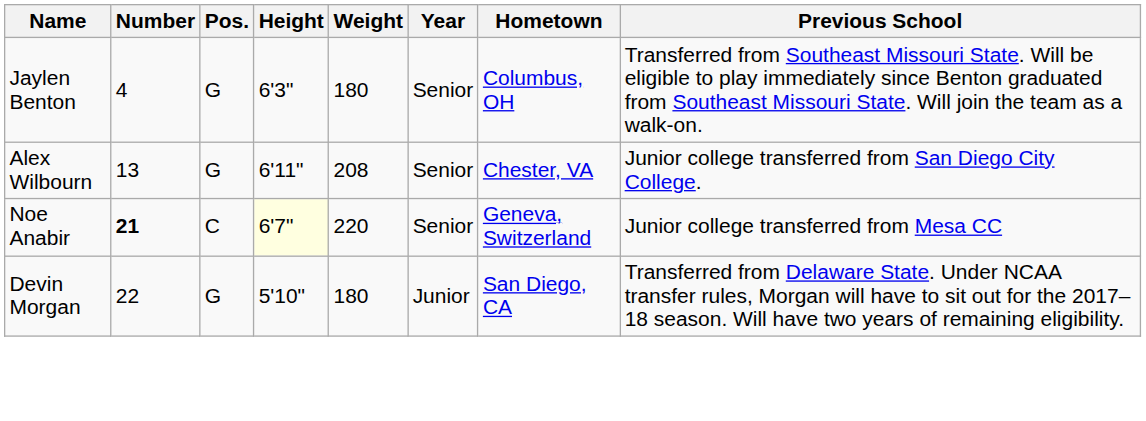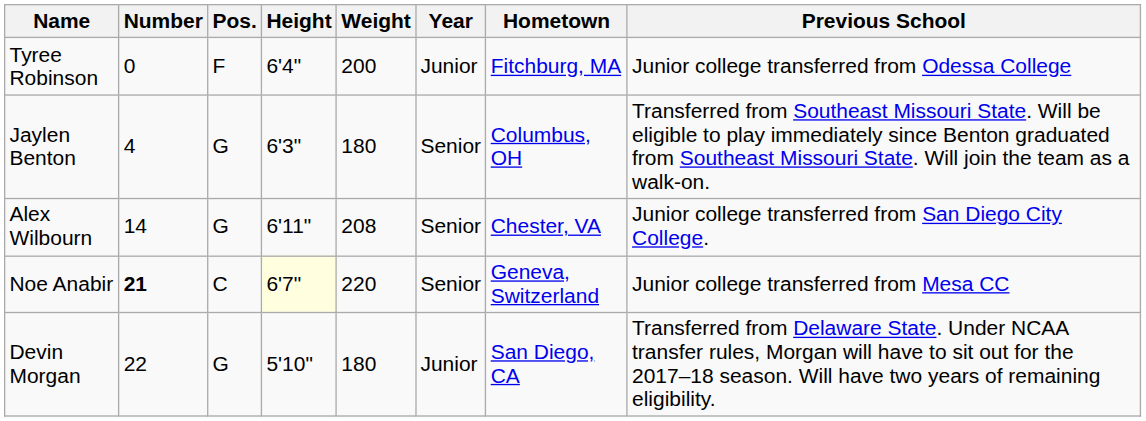+ row: (54, 66)
(127, 170) 13 -> (135, 226) 14
